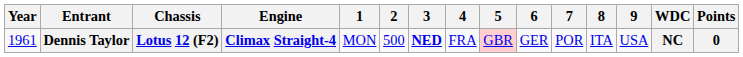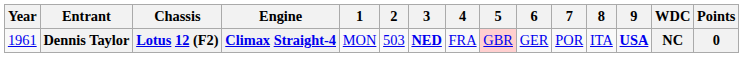(394, 40) 500 -> (394, 40) 503
(634, 40) normal -> (634, 40) bold
